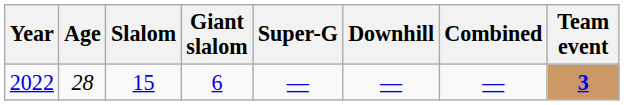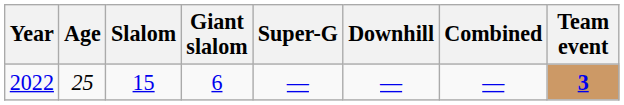(83, 81) 28 -> (83, 81) 25
